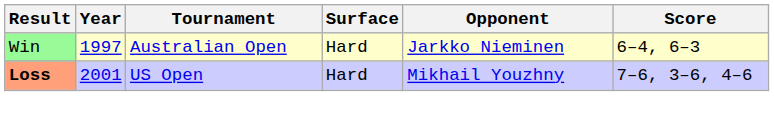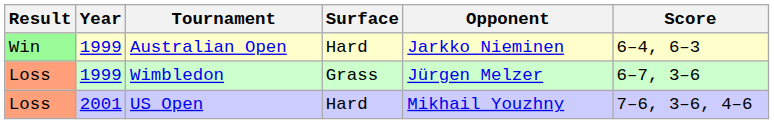(101, 47) 1997 -> (101, 47) 1999
+ row: (177, 76)
(30, 76) bold -> (30, 104) normal
